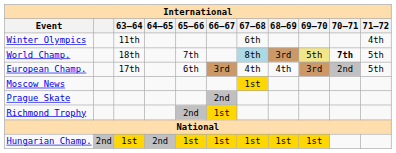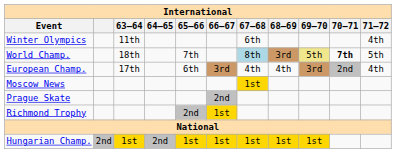(376, 69) 5th -> (376, 69) 4th
